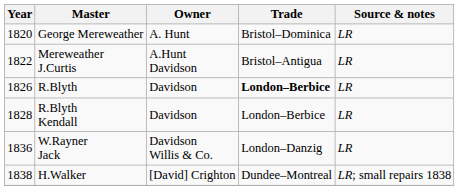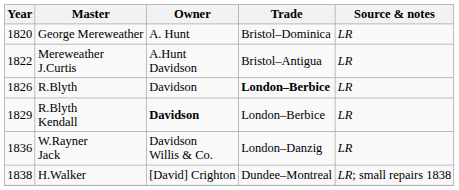(20, 114) 1828 -> (20, 114) 1829
(173, 114) normal -> (174, 114) bold
